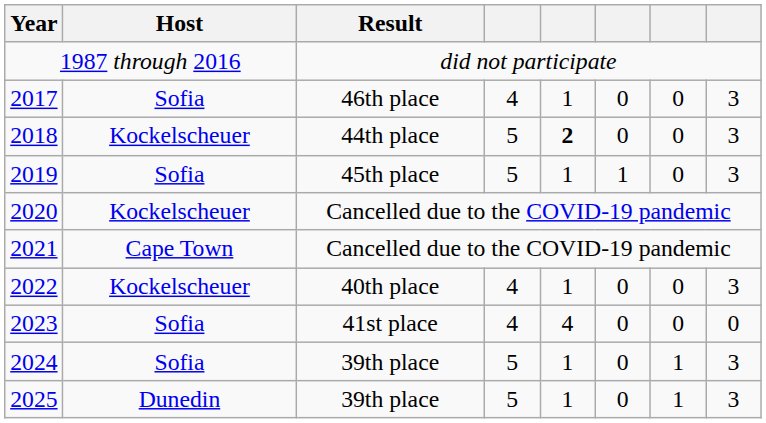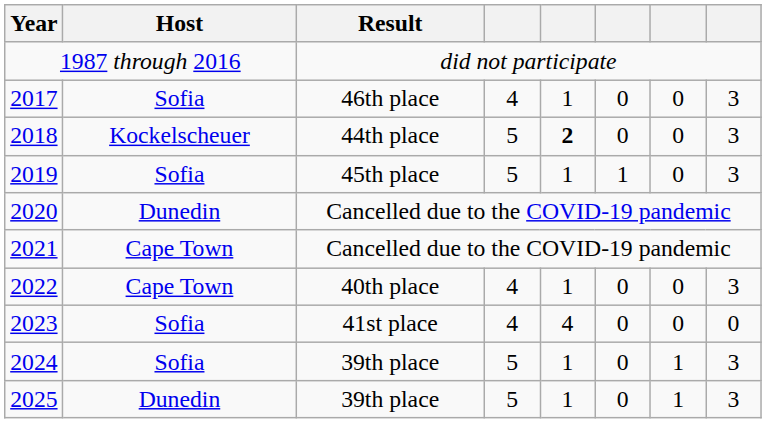(179, 211) Kockelscheuer -> (179, 211) Dunedin
(179, 286) Kockelscheuer -> (179, 286) Cape Town
